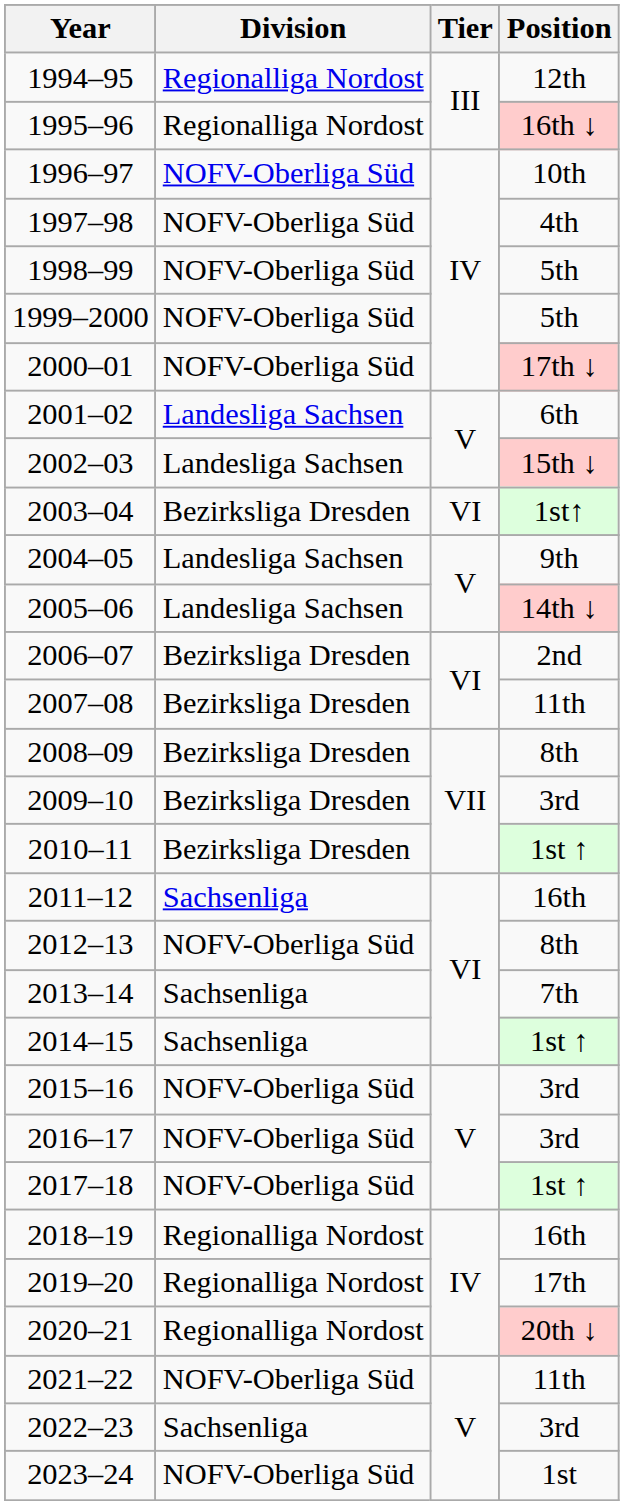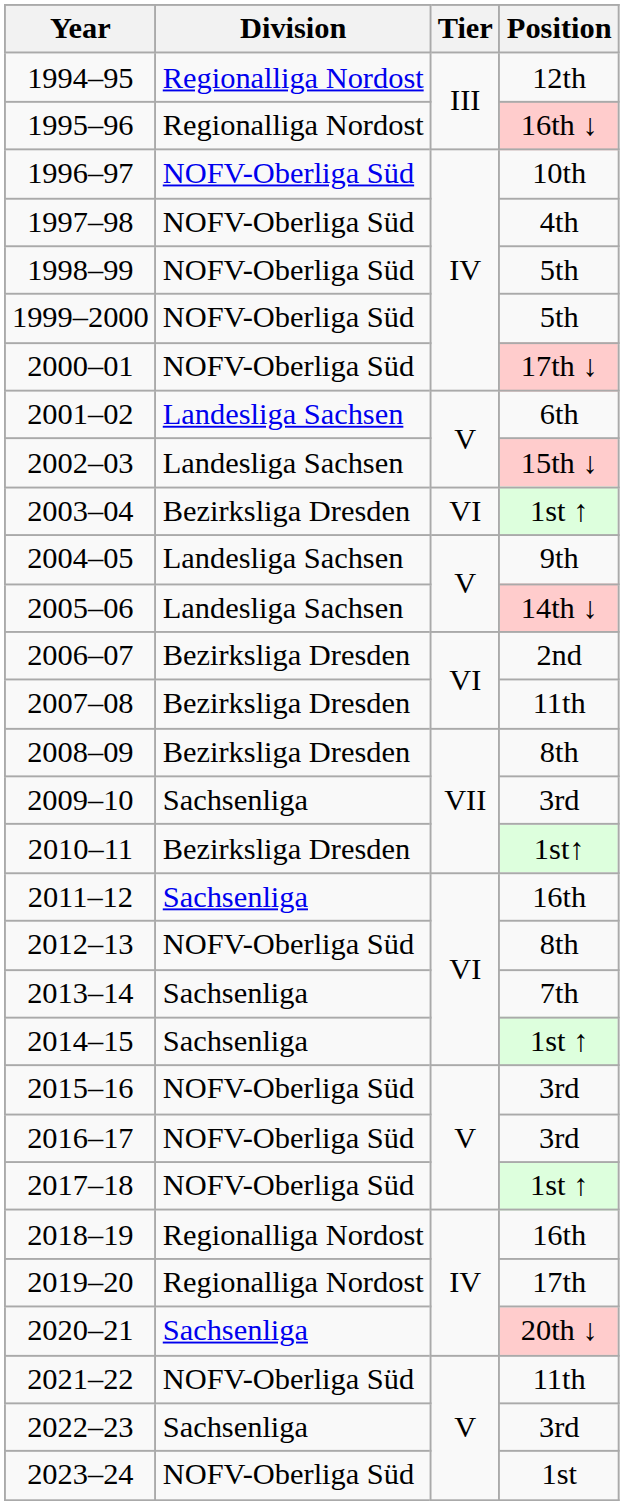(559, 510) 1st↑ -> (559, 510) 1st ↑
(286, 800) Bezirksliga Dresden -> (235, 800) Sachsenliga
(559, 848) 1st ↑ -> (559, 848) 1st↑
(293, 1330) Regionalliga Nordost -> (235, 1330) Sachsenliga
